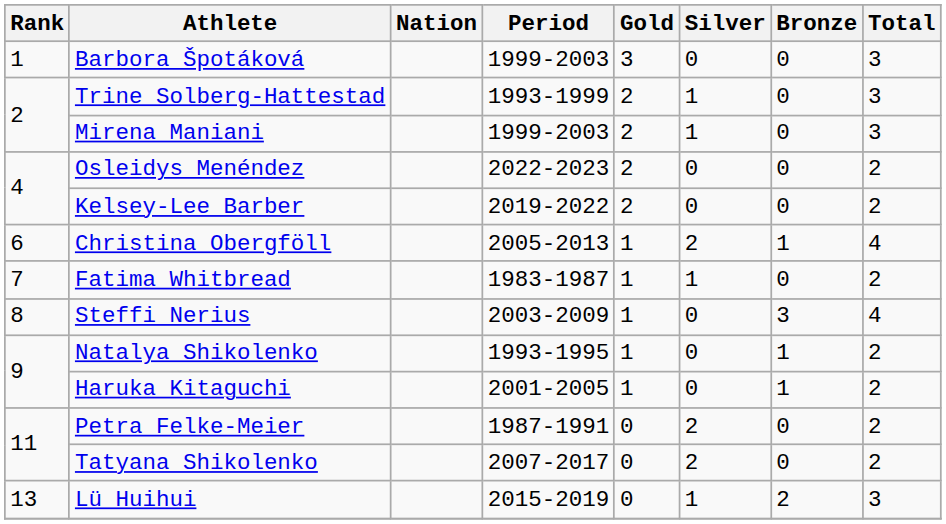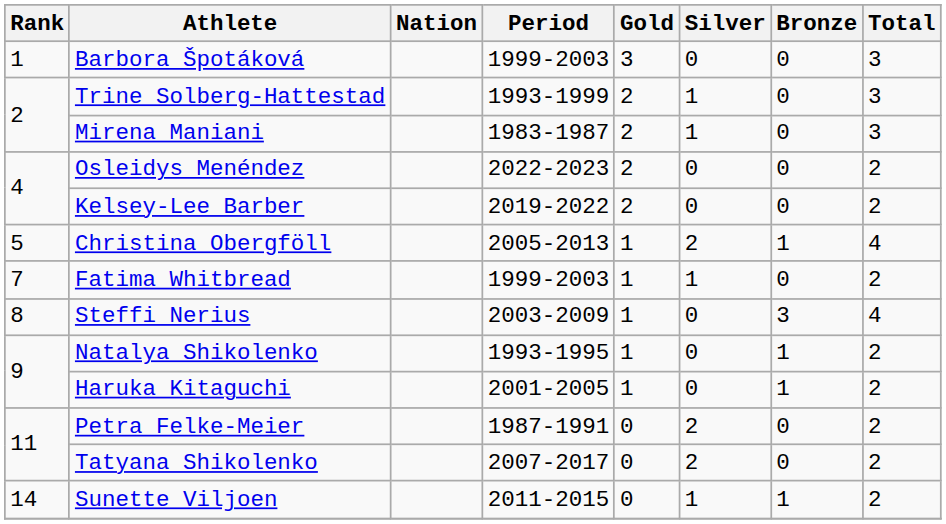(548, 133) 1999-2003 -> (548, 133) 1983-1987
(17, 243) 6 -> (17, 243) 5
(548, 280) 1983-1987 -> (548, 280) 1999-2003
- row: (136, 500)
+ row: (176, 500)
